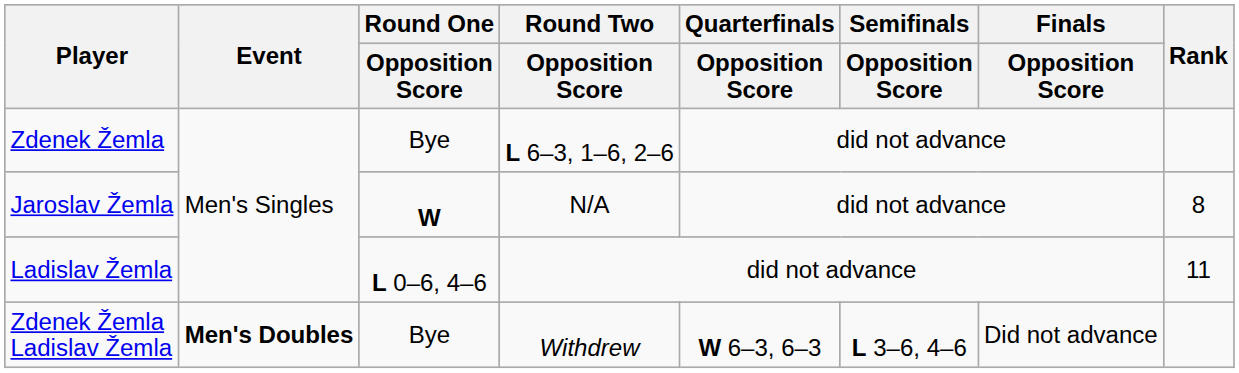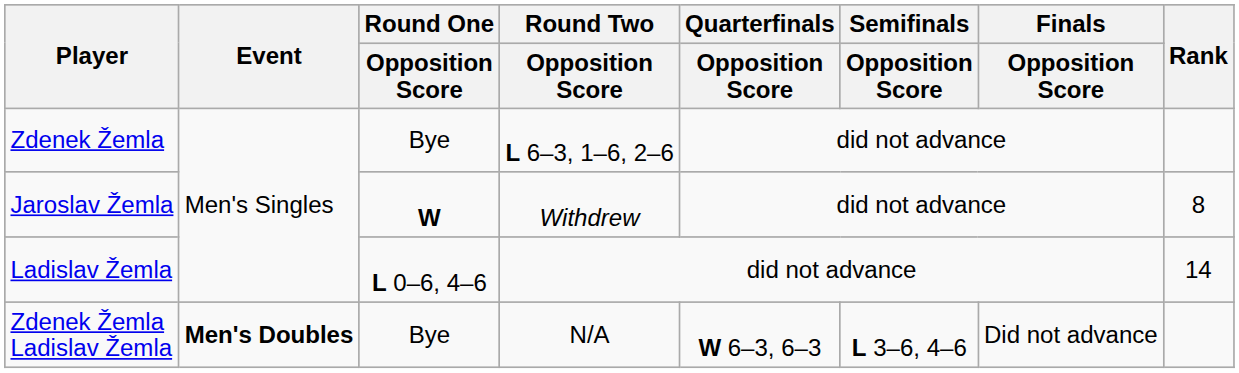(590, 205) N/A -> (590, 218) Withdrew
(1198, 270) 11 -> (1198, 270) 14
(590, 348) Withdrew -> (590, 334) N/A
